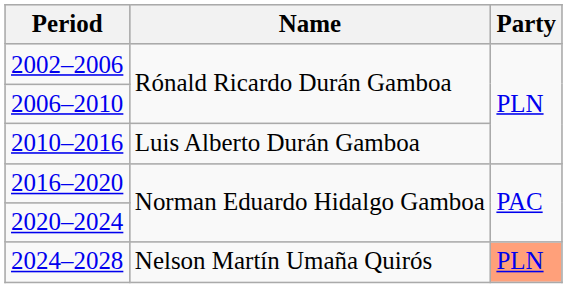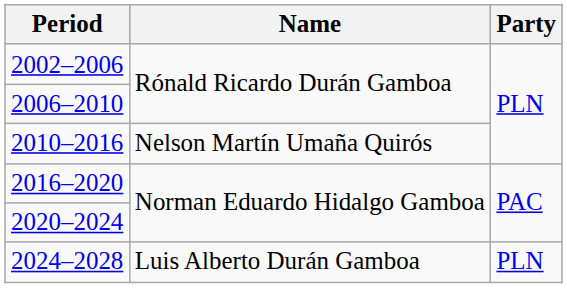(277, 143) Luis Alberto Durán Gamboa -> (284, 143) Nelson Martín Umaña Quirós
(284, 261) Nelson Martín Umaña Quirós -> (277, 261) Luis Alberto Durán Gamboa
(520, 261) lightsalmon background -> (520, 261) no background
